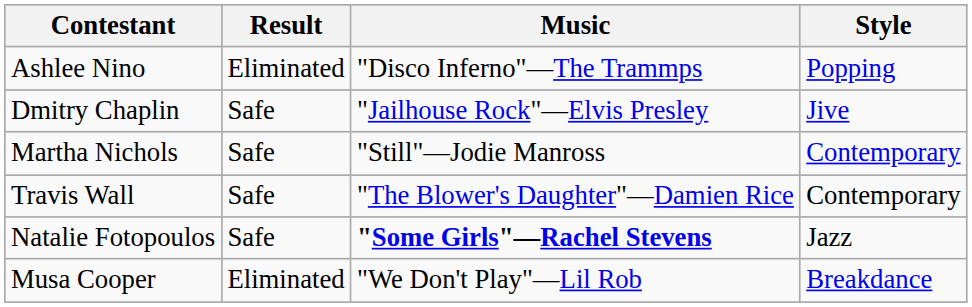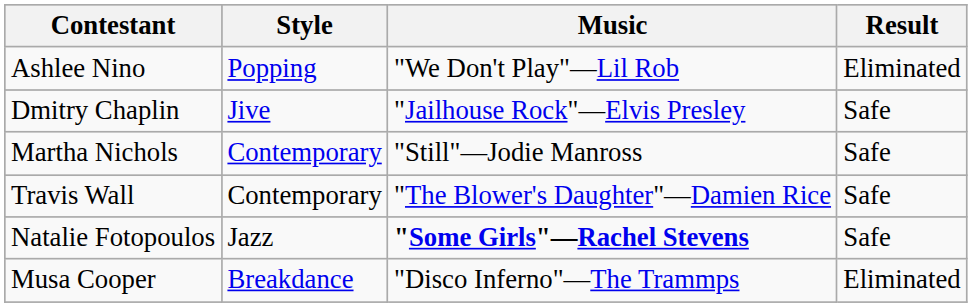columns swapped: (883, 25) <-> (286, 25)
(530, 68) "Disco Inferno"—The Trammps -> (537, 68) "We Don't Play"—Lil Rob
(499, 279) "We Don't Play"—Lil Rob -> (567, 279) "Disco Inferno"—The Trammps
